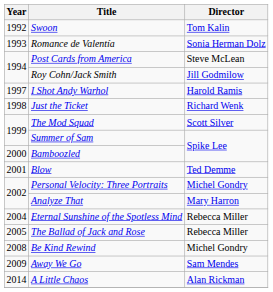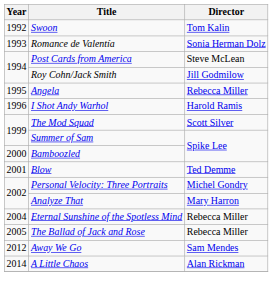+ row: (45, 91)
(17, 91) 1997 -> (17, 106) 1996
- row: (59, 106)
- row: (63, 248)
(17, 264) 2009 -> (17, 248) 2012
